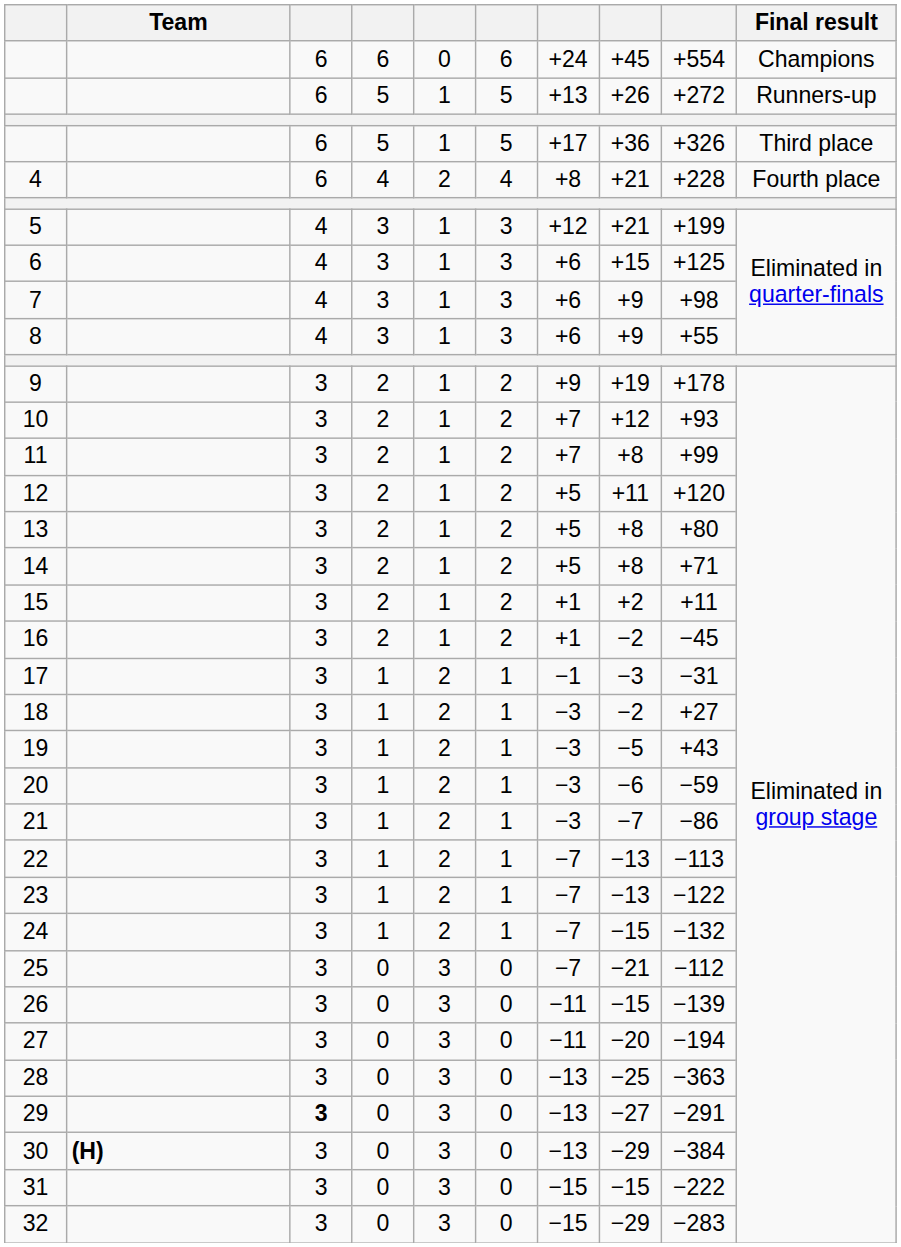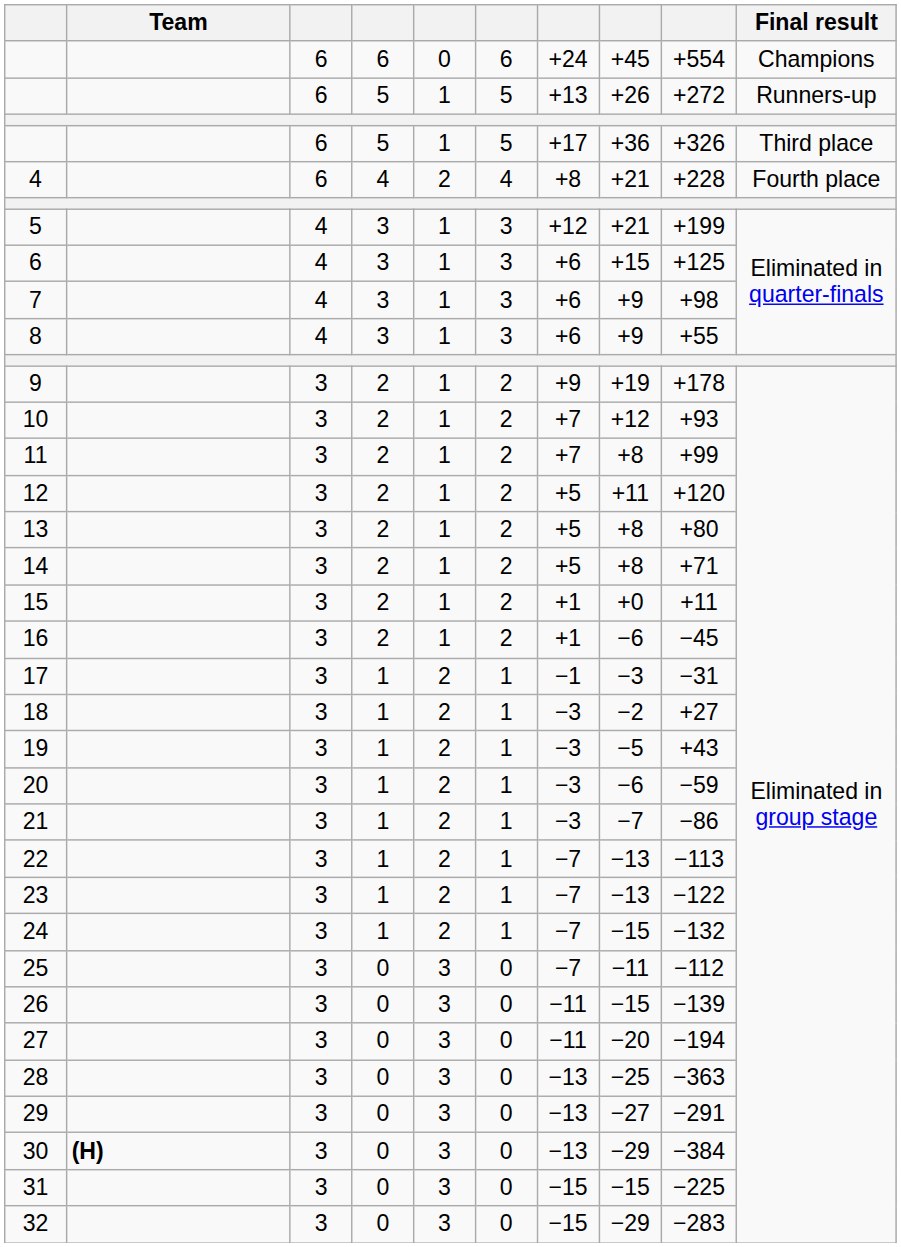(630, 602) +2 -> (630, 602) +0
(630, 639) −2 -> (630, 639) −6
(630, 968) −21 -> (630, 968) −11
(321, 1114) bold -> (321, 1114) normal
(699, 1187) −222 -> (699, 1187) −225
